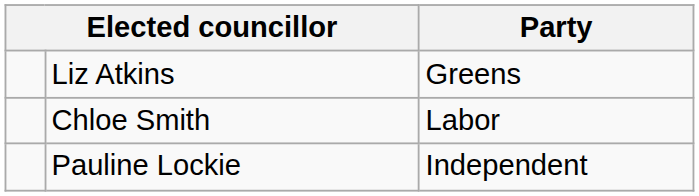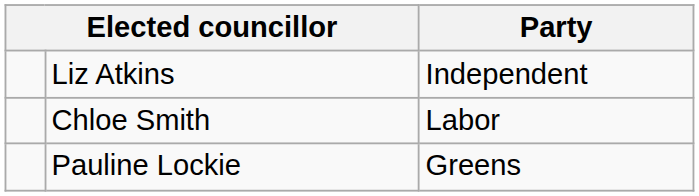(473, 73) Greens -> (507, 73) Independent
(507, 166) Independent -> (473, 166) Greens
